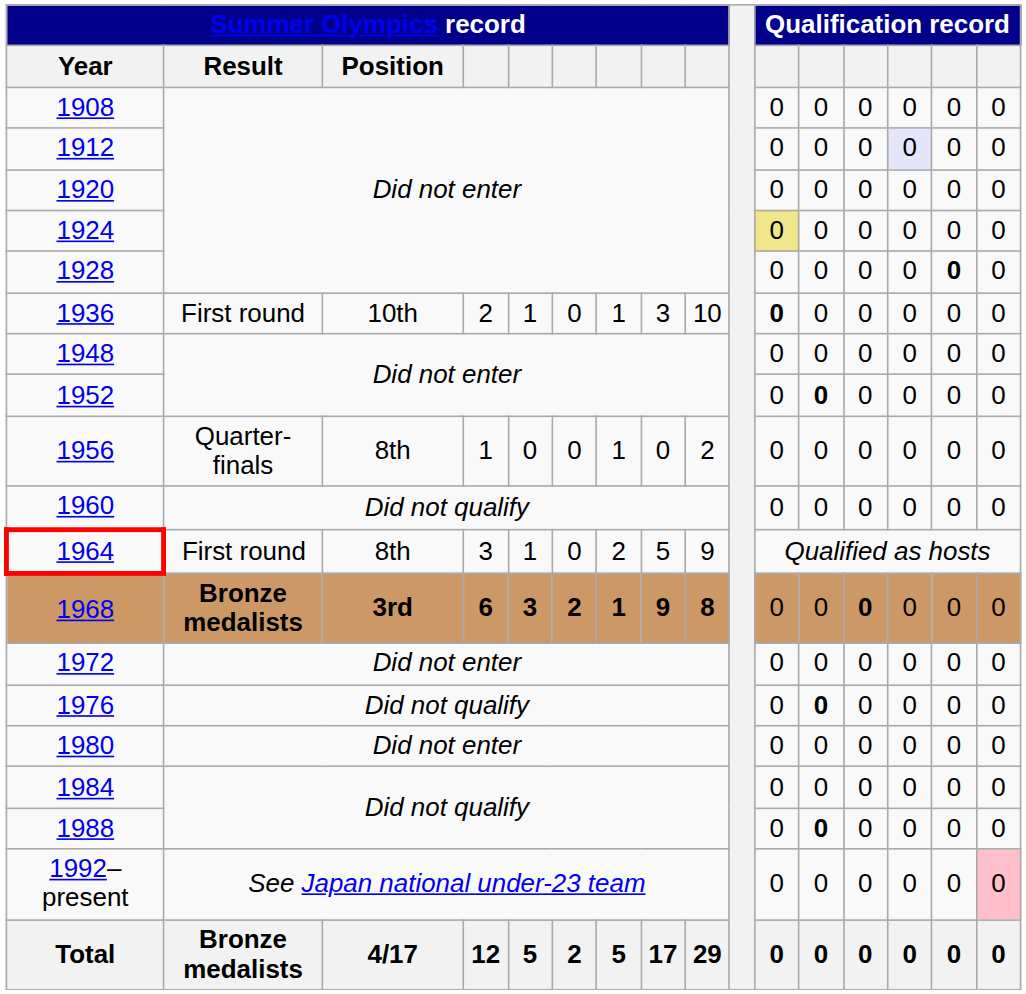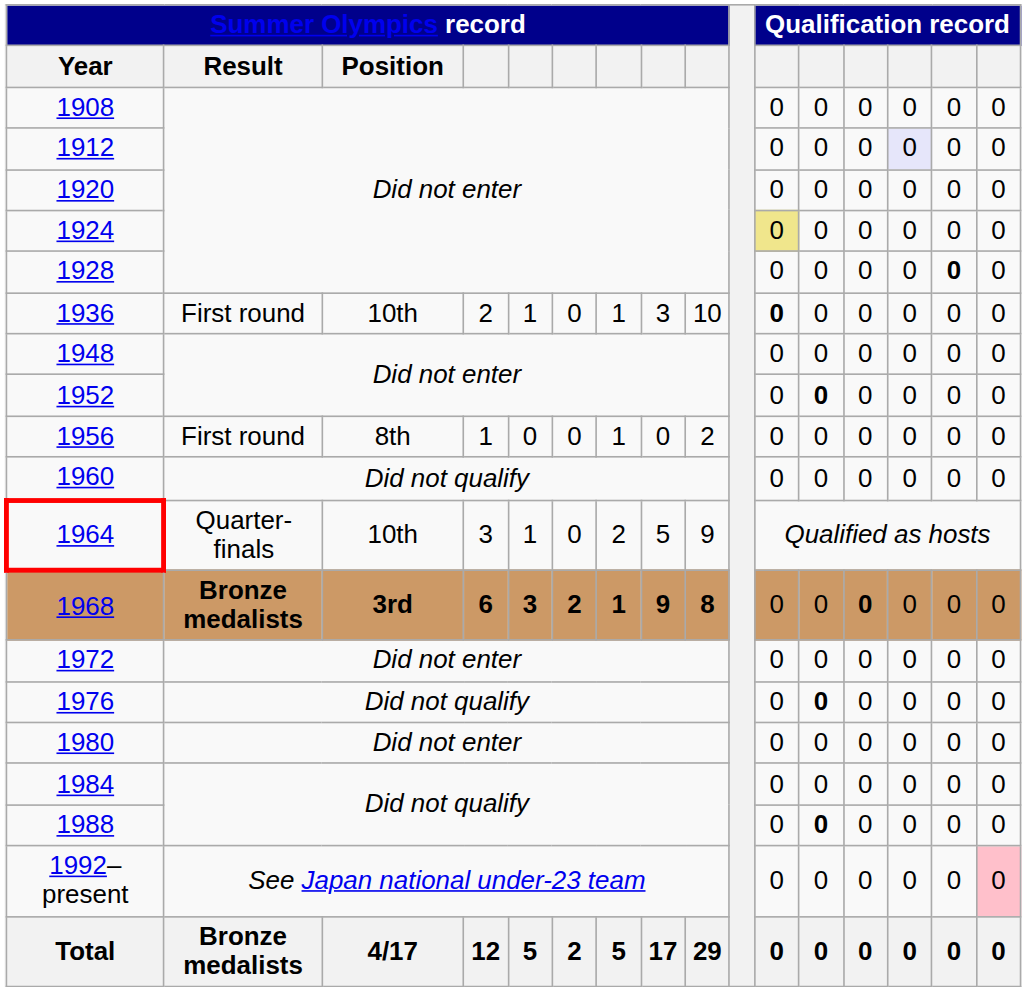(243, 450) Quarter-finals -> (243, 436) First round
(244, 550) First round -> (244, 534) Quarter-finals
(393, 550) 8th -> (393, 534) 10th
